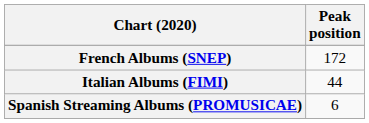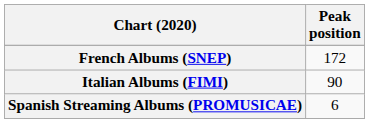(335, 81) 44 -> (335, 81) 90
